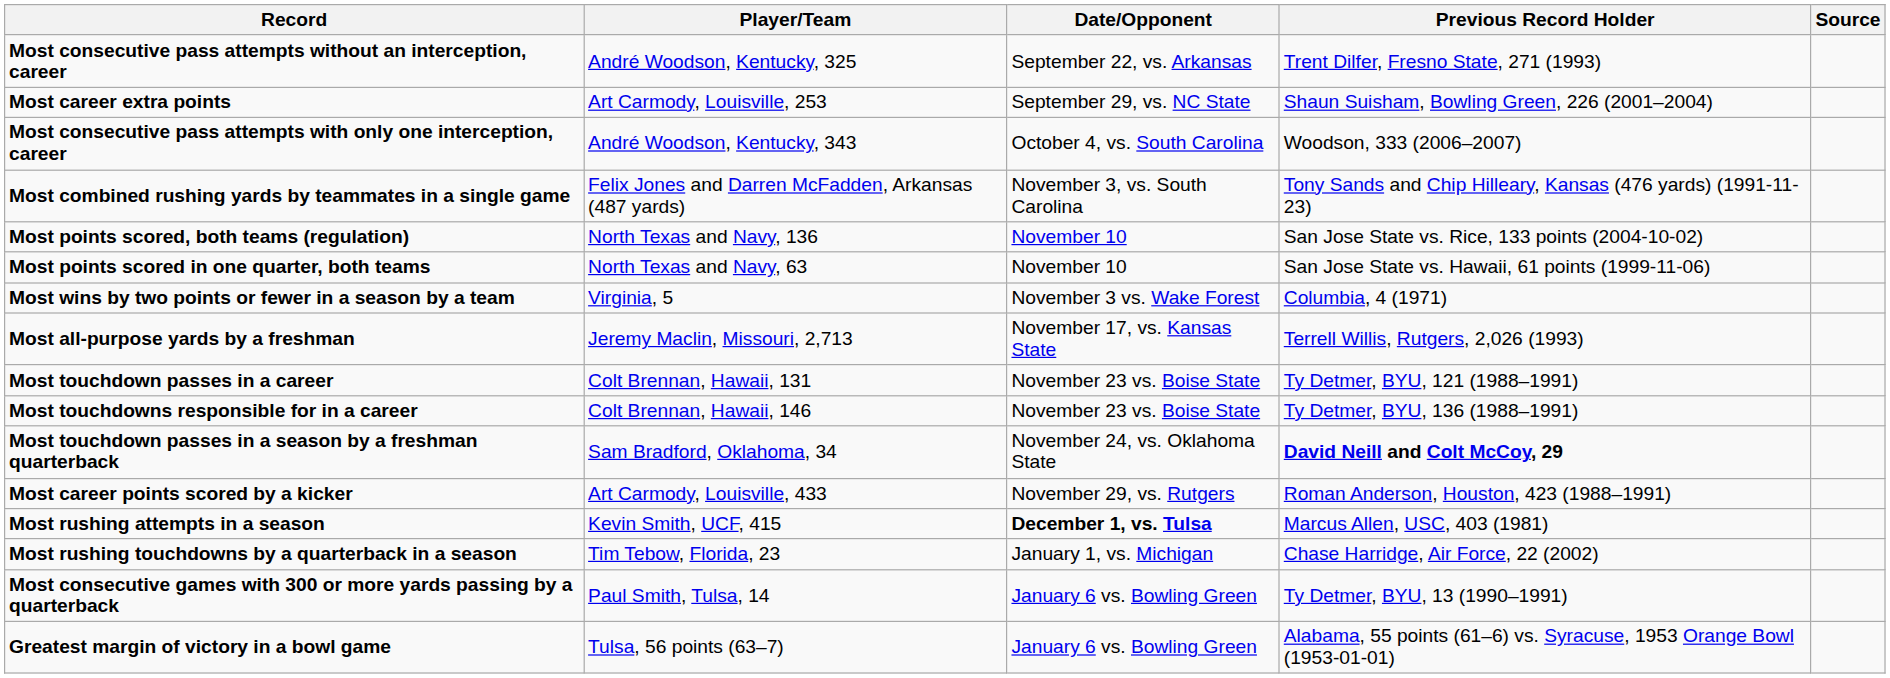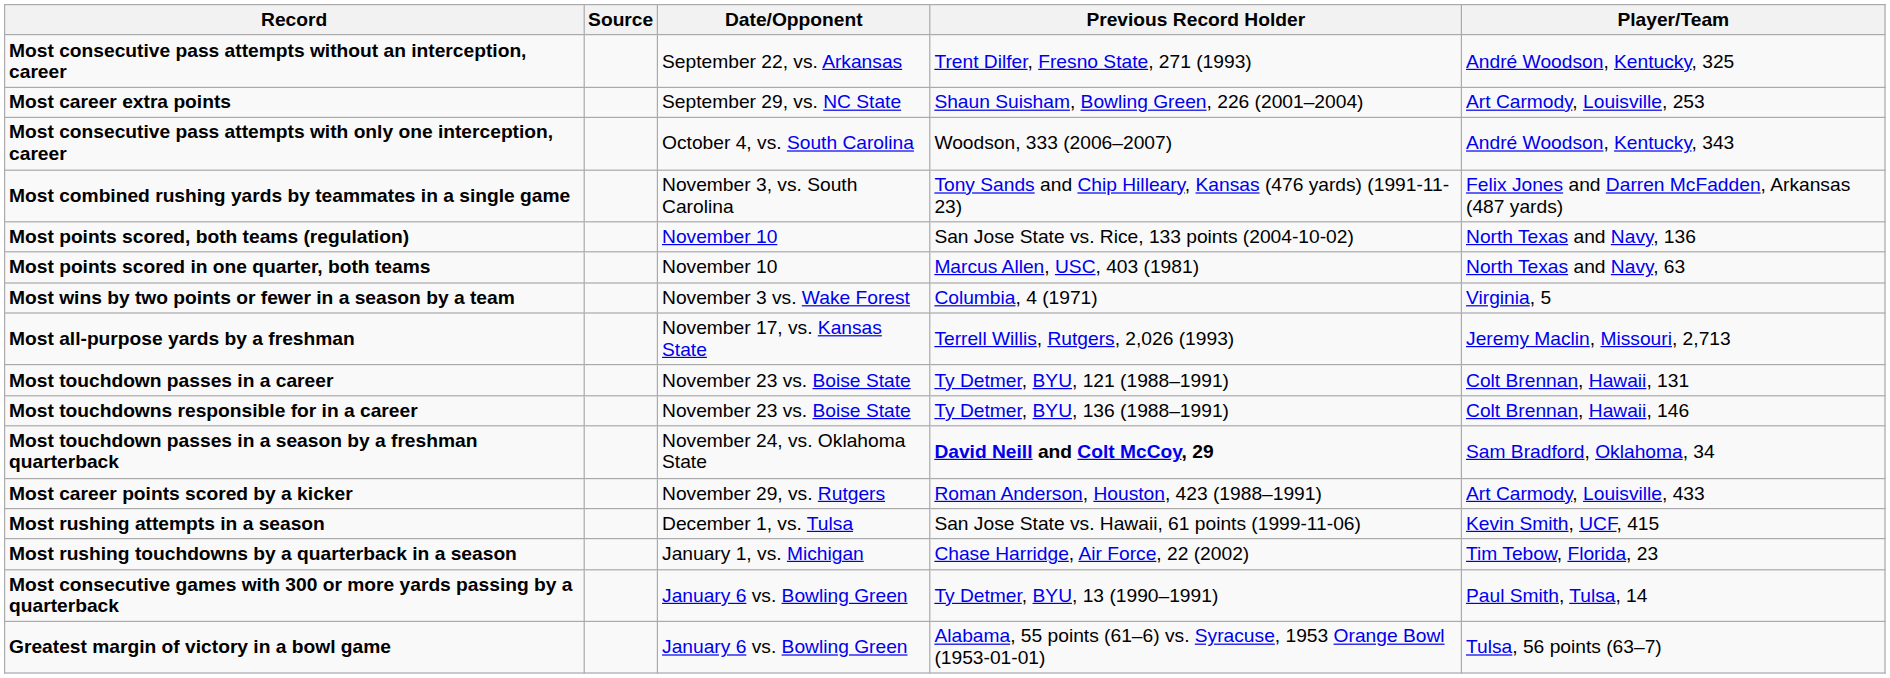columns swapped: (795, 19) <-> (1848, 19)
(1497, 267) San Jose State vs. Hawaii, 61 points (1999-11-06) -> (1067, 267) Marcus Allen, USC, 403 (1981)
(1112, 523) bold -> (758, 523) normal
(1416, 523) Marcus Allen, USC, 403 (1981) -> (1148, 523) San Jose State vs. Hawaii, 61 points (1999-11-06)
